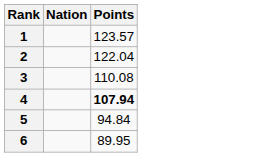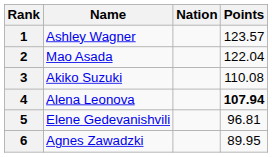+ column: (108, 15)
(114, 120) 94.84 -> (244, 120) 96.81
